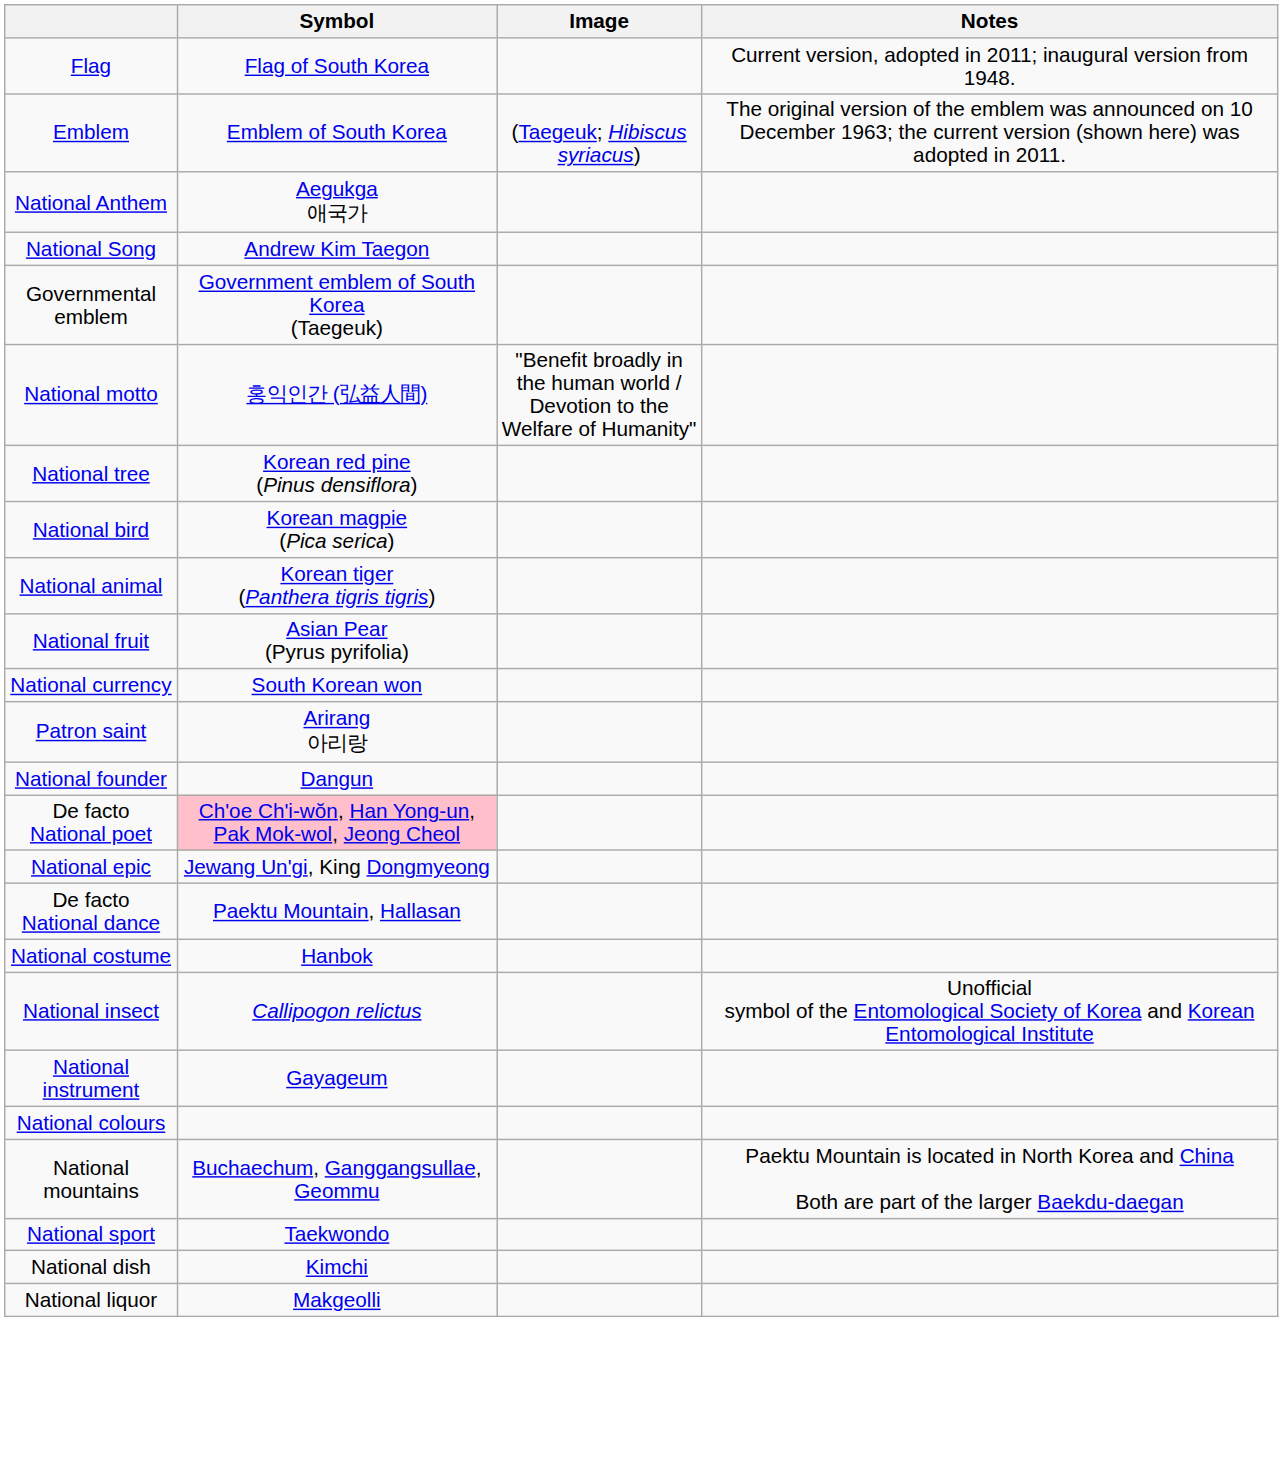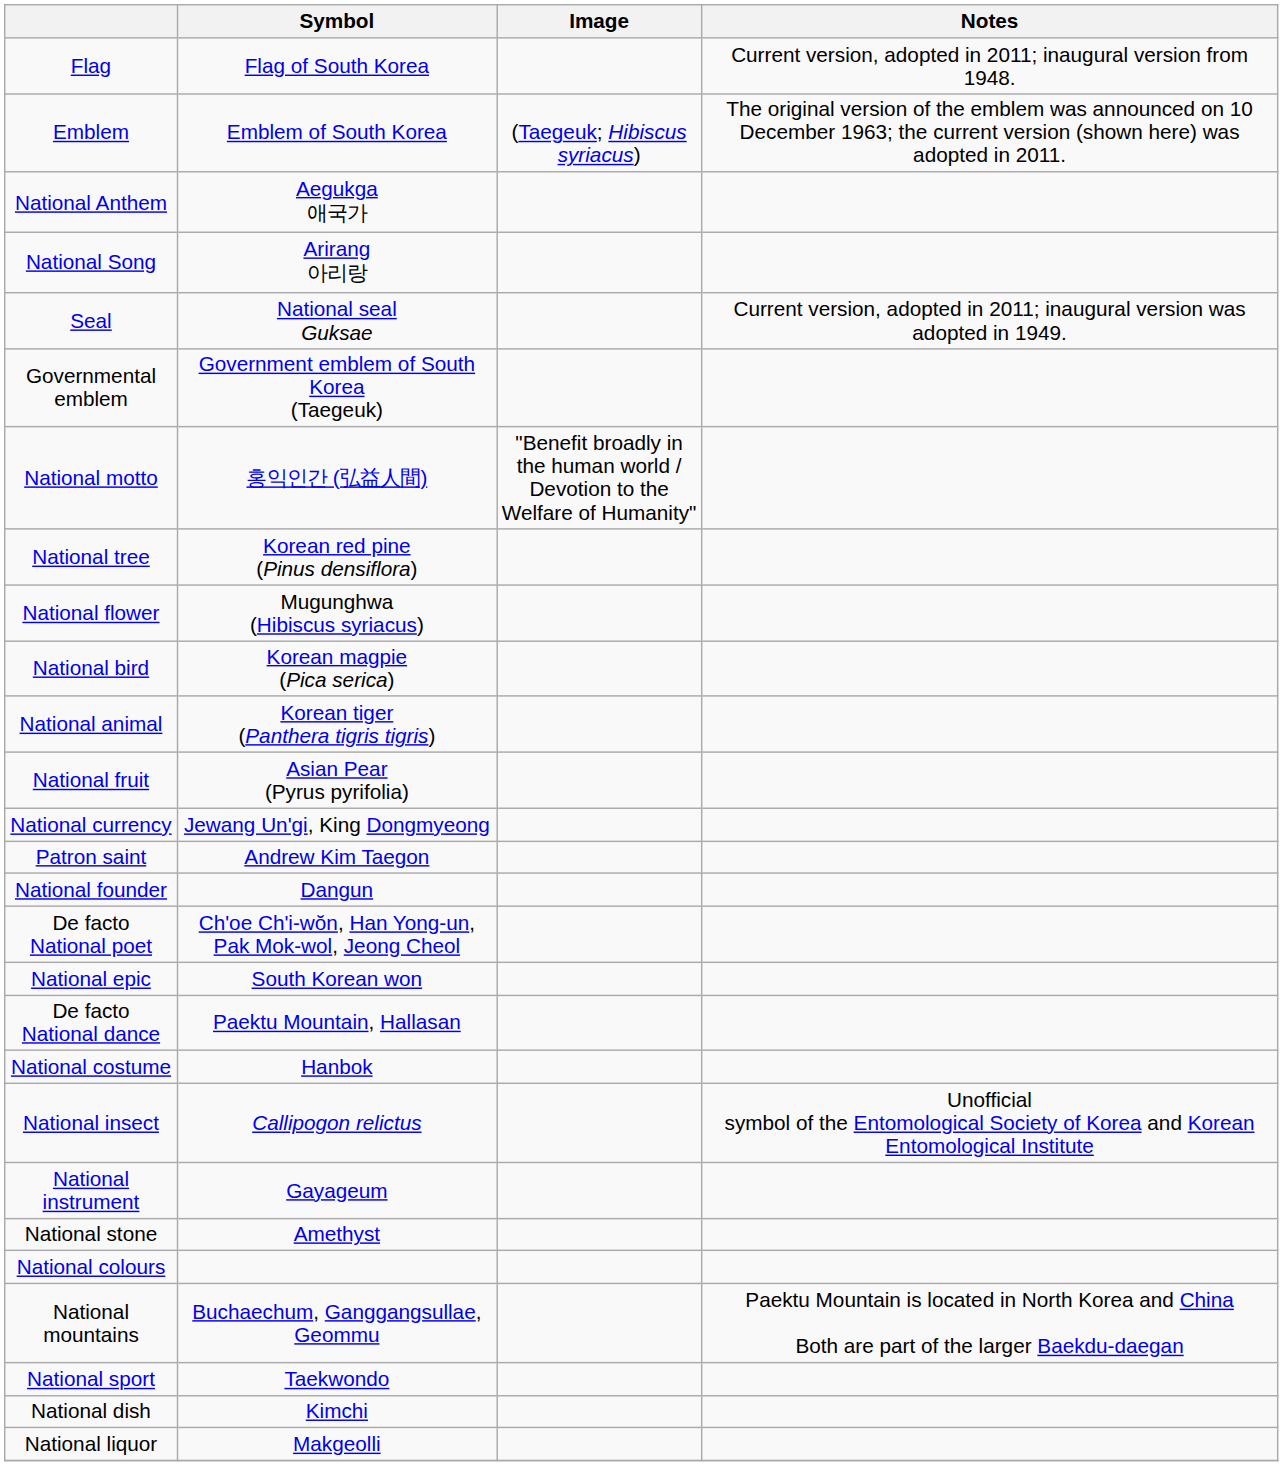(337, 249) Andrew Kim Taegon -> (337, 261) Arirang 아리랑
+ row: (91, 321)
+ row: (91, 613)
(337, 686) South Korean won -> (337, 825) Jewang Un'gi, King Dongmyeong
(337, 731) Arirang 아리랑 -> (337, 857) Andrew Kim Taegon
(337, 823) pink background -> (337, 934) no background
(337, 867) Jewang Un'gi, King Dongmyeong -> (337, 979) South Korean won
+ row: (91, 1235)
